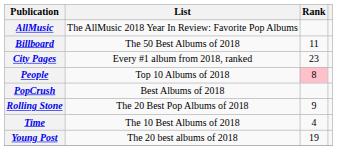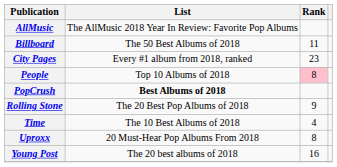(182, 91) normal -> (182, 91) bold
+ row: (35, 138)
(314, 138) 19 -> (314, 153) 16
